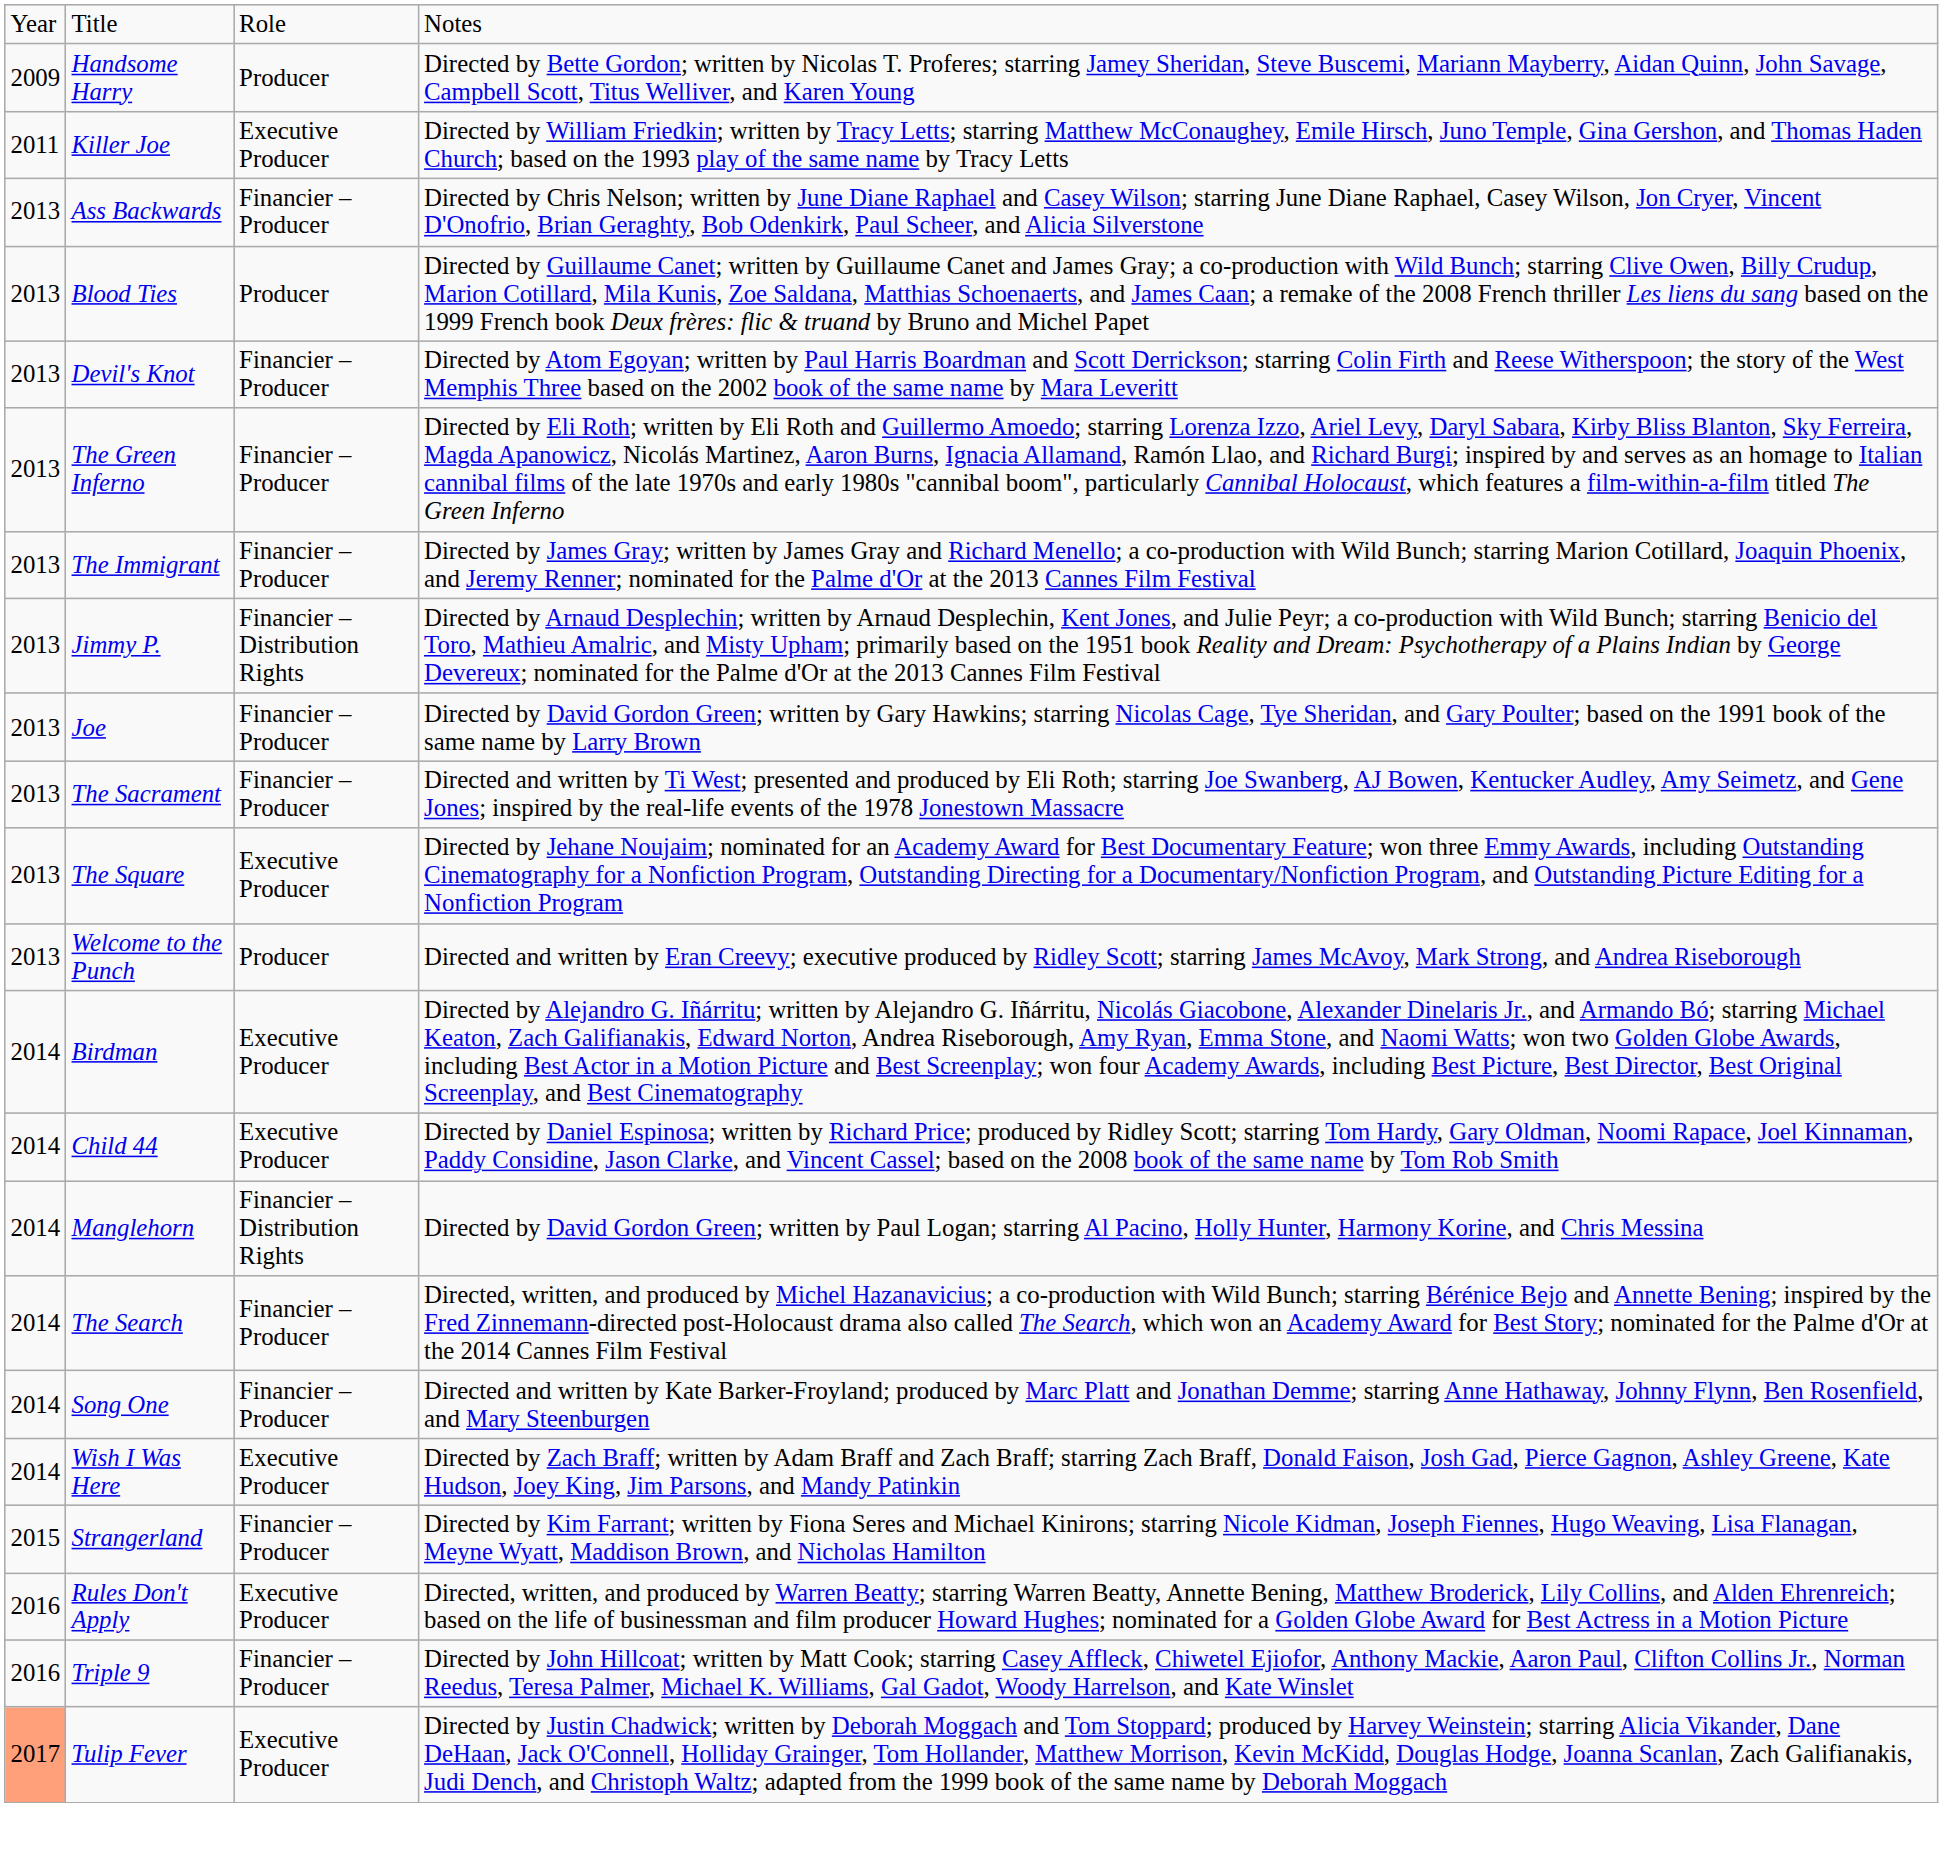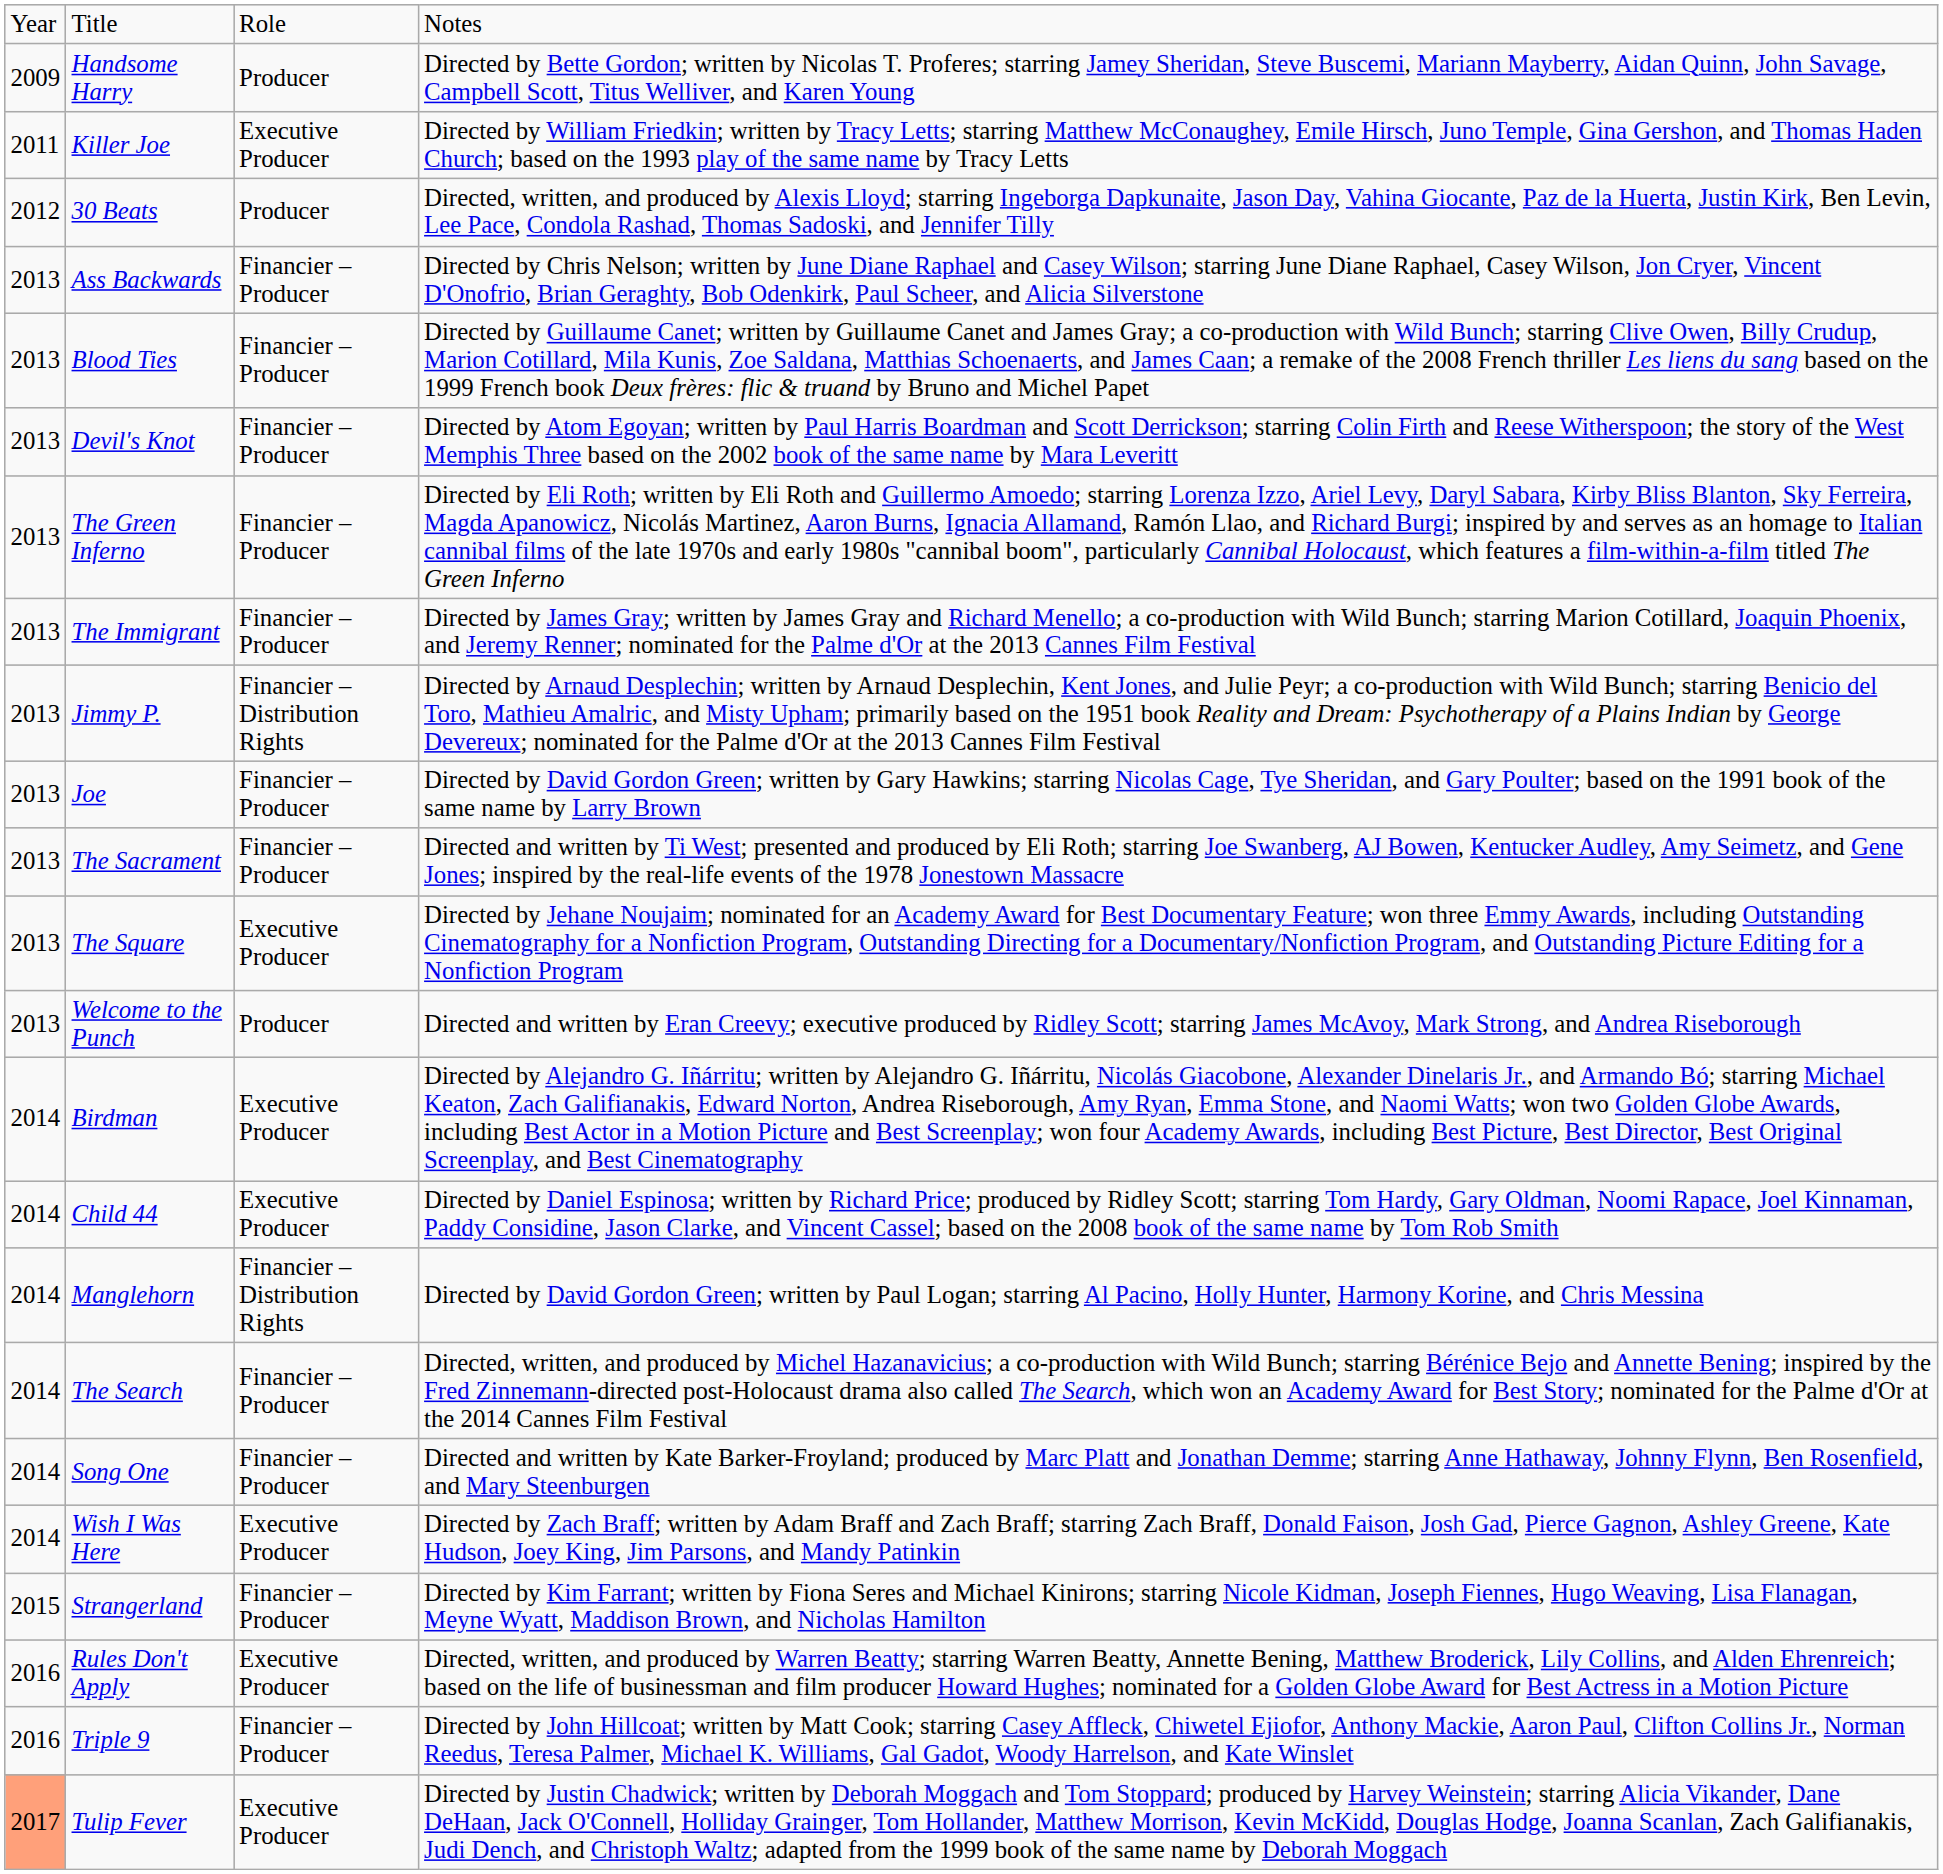+ row: (115, 211)
(284, 293) Producer -> (295, 360) Financier – Producer
